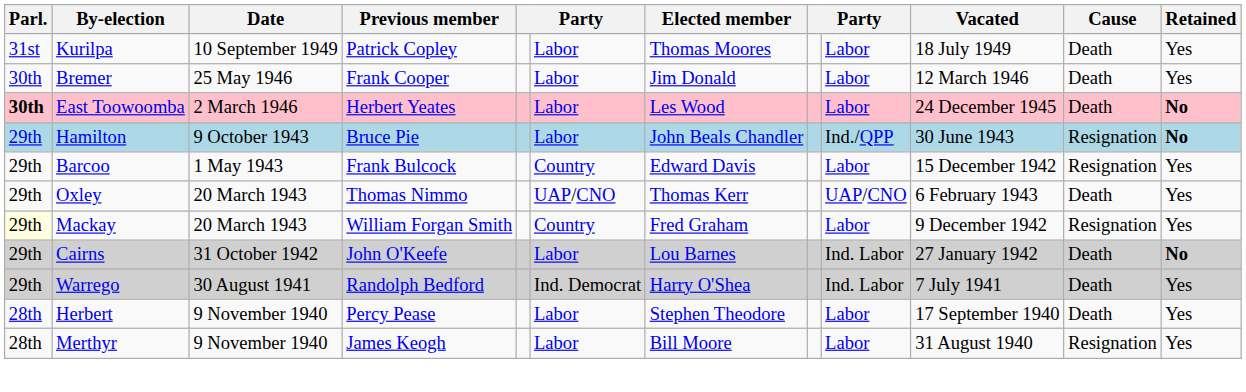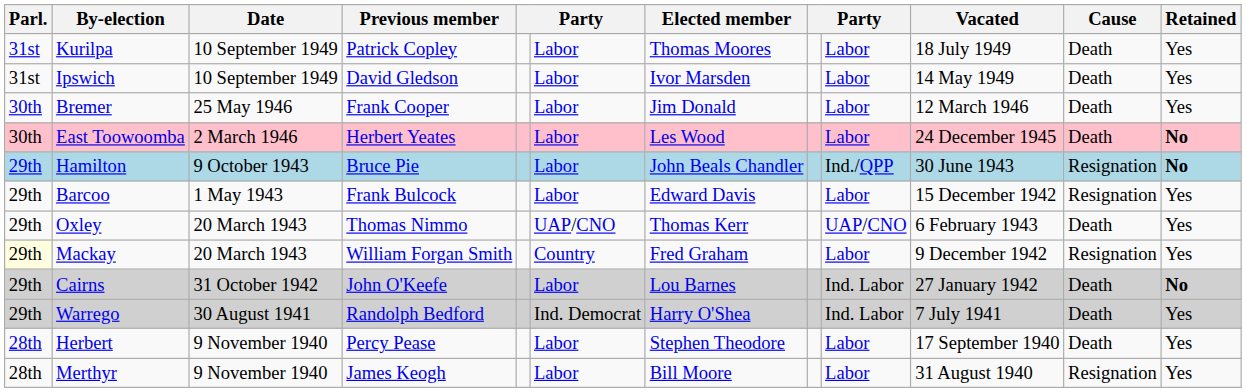+ row: (85, 78)
(26, 107) bold -> (25, 136) normal
(564, 166) Country -> (556, 195) Labor
